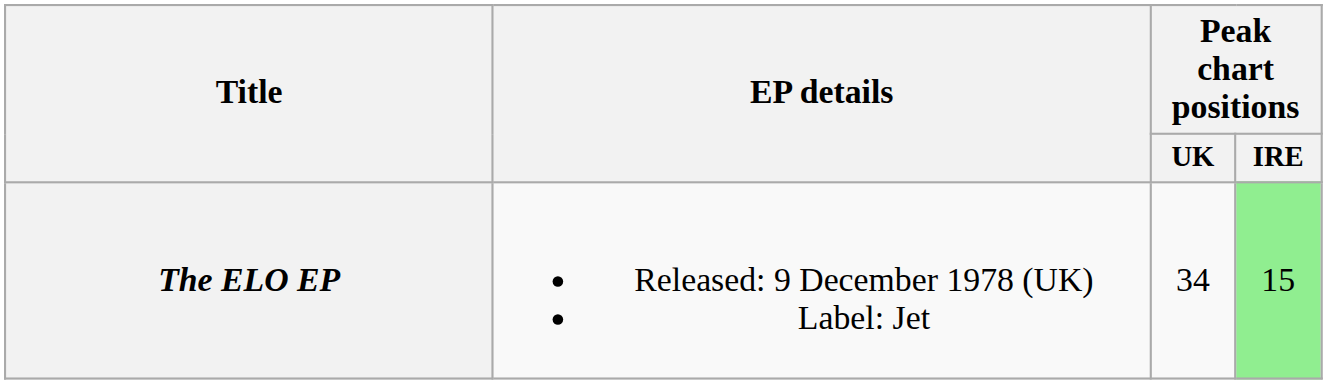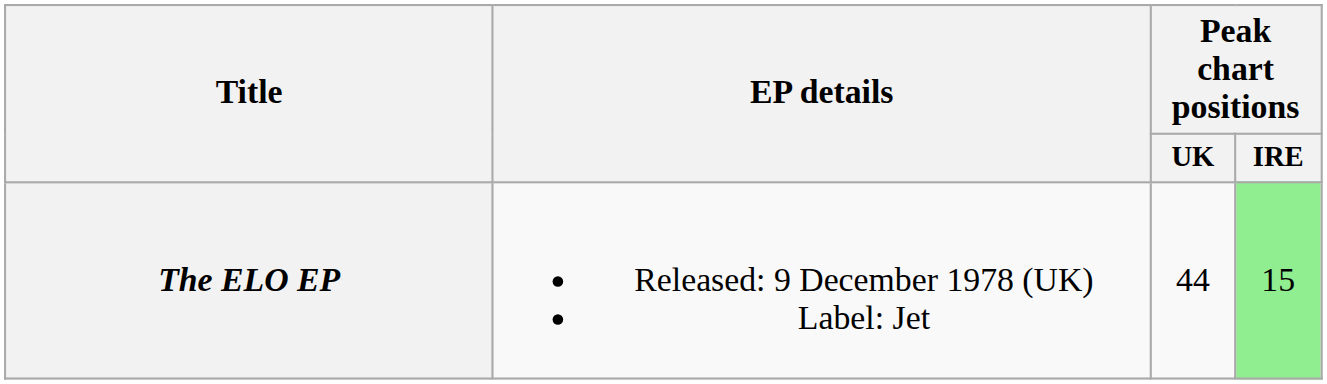(1193, 279) 34 -> (1193, 279) 44
